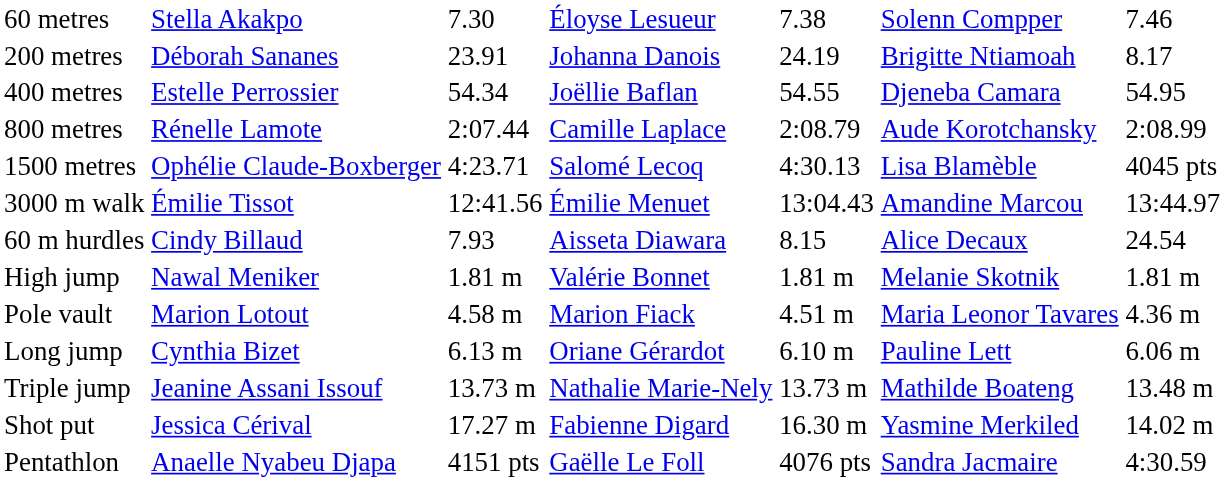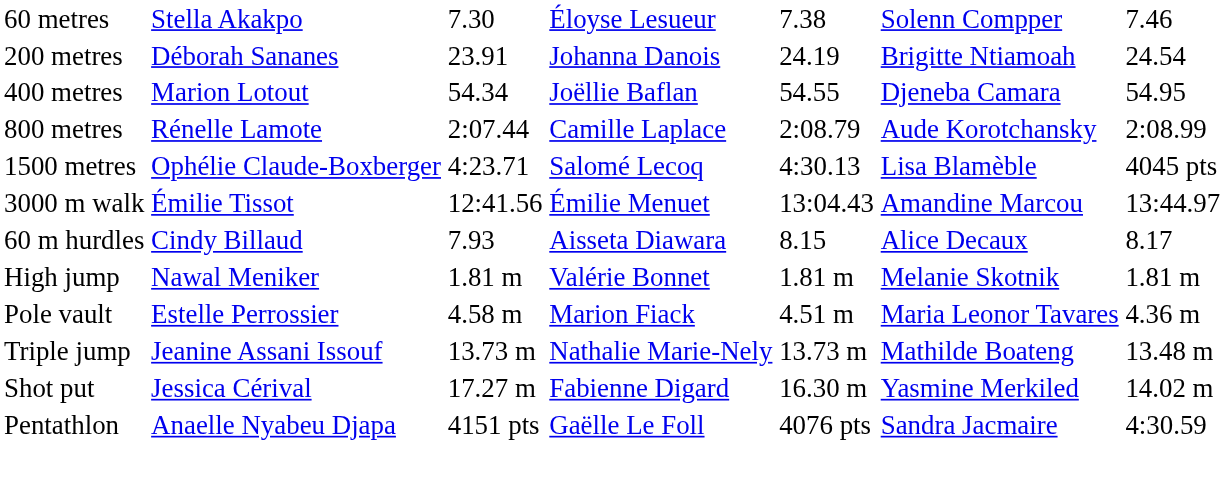(1149, 55) 8.17 -> (1156, 55) 24.54
(245, 92) Estelle Perrossier -> (230, 92) Marion Lotout
(1156, 240) 24.54 -> (1149, 240) 8.17
(230, 314) Marion Lotout -> (245, 314) Estelle Perrossier
- row: (63, 351)
